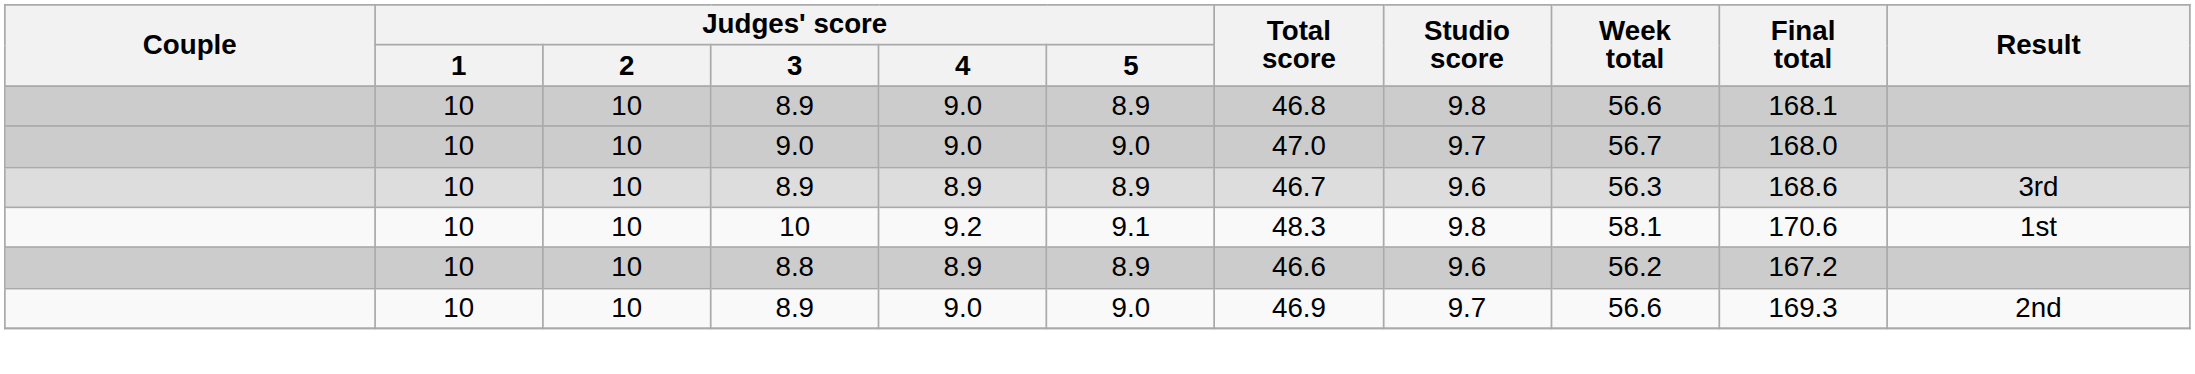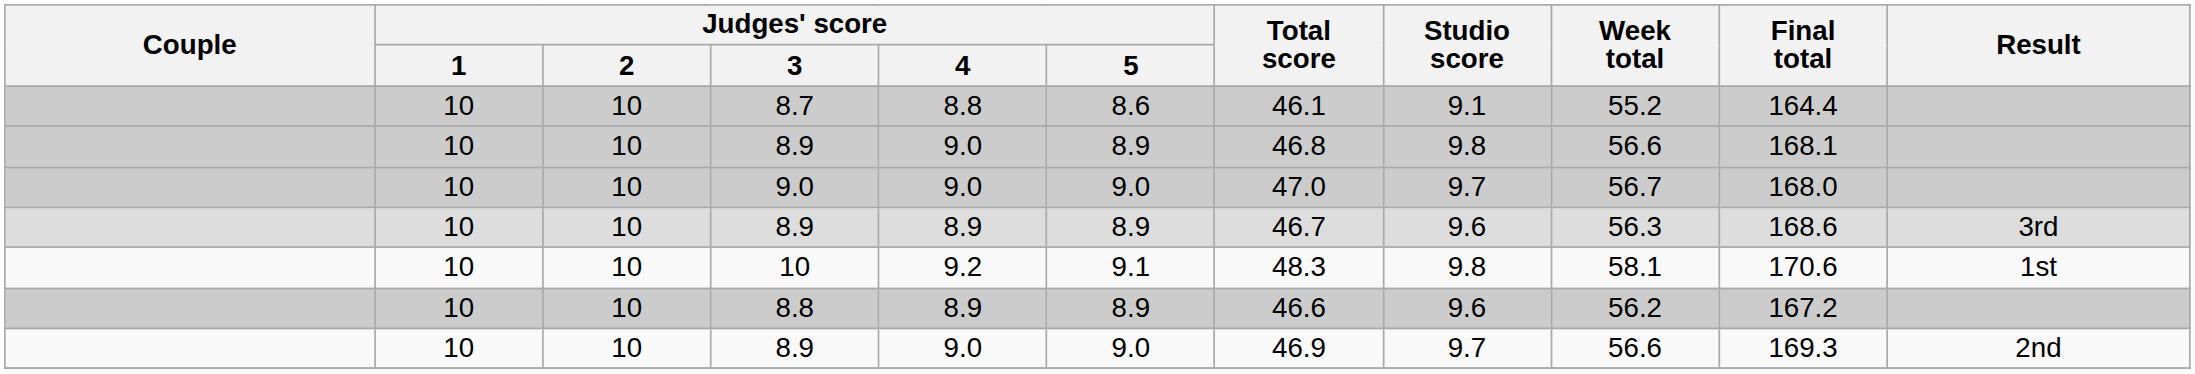+ row: (190, 106)
